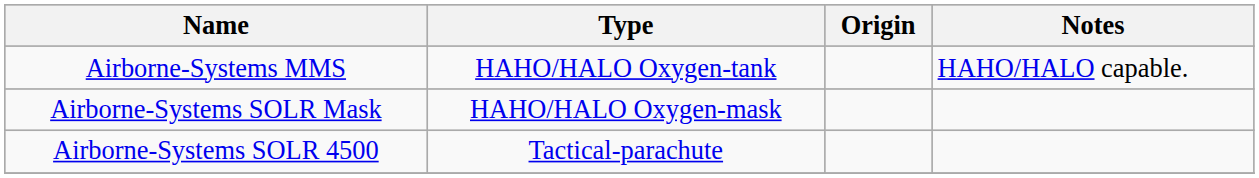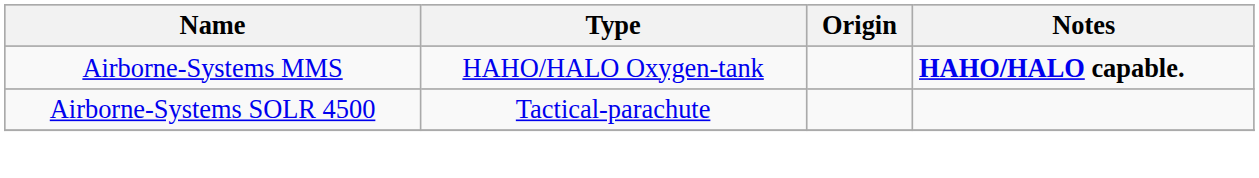(1063, 67) normal -> (1052, 67) bold
- row: (216, 109)
